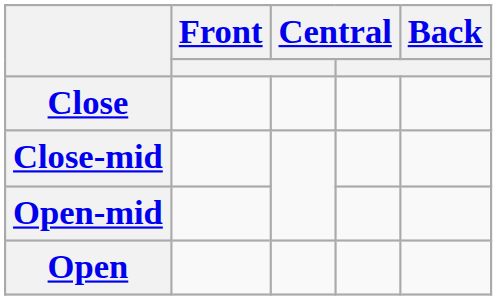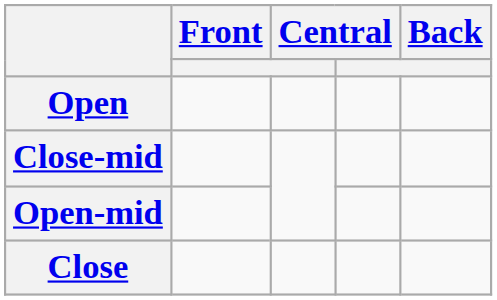rows swapped: (88, 102) <-> (88, 267)
